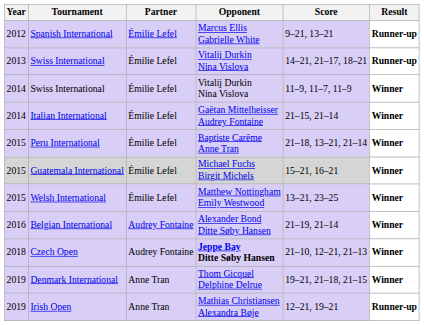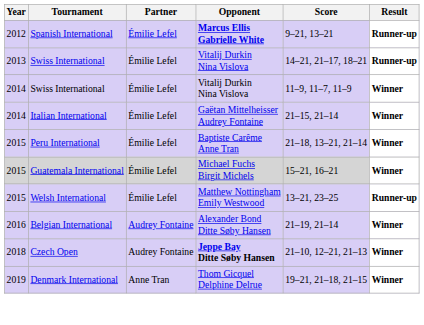(229, 34) normal -> (231, 34) bold
(387, 198) Winner -> (394, 198) Runner-up
- row: (16, 307)
